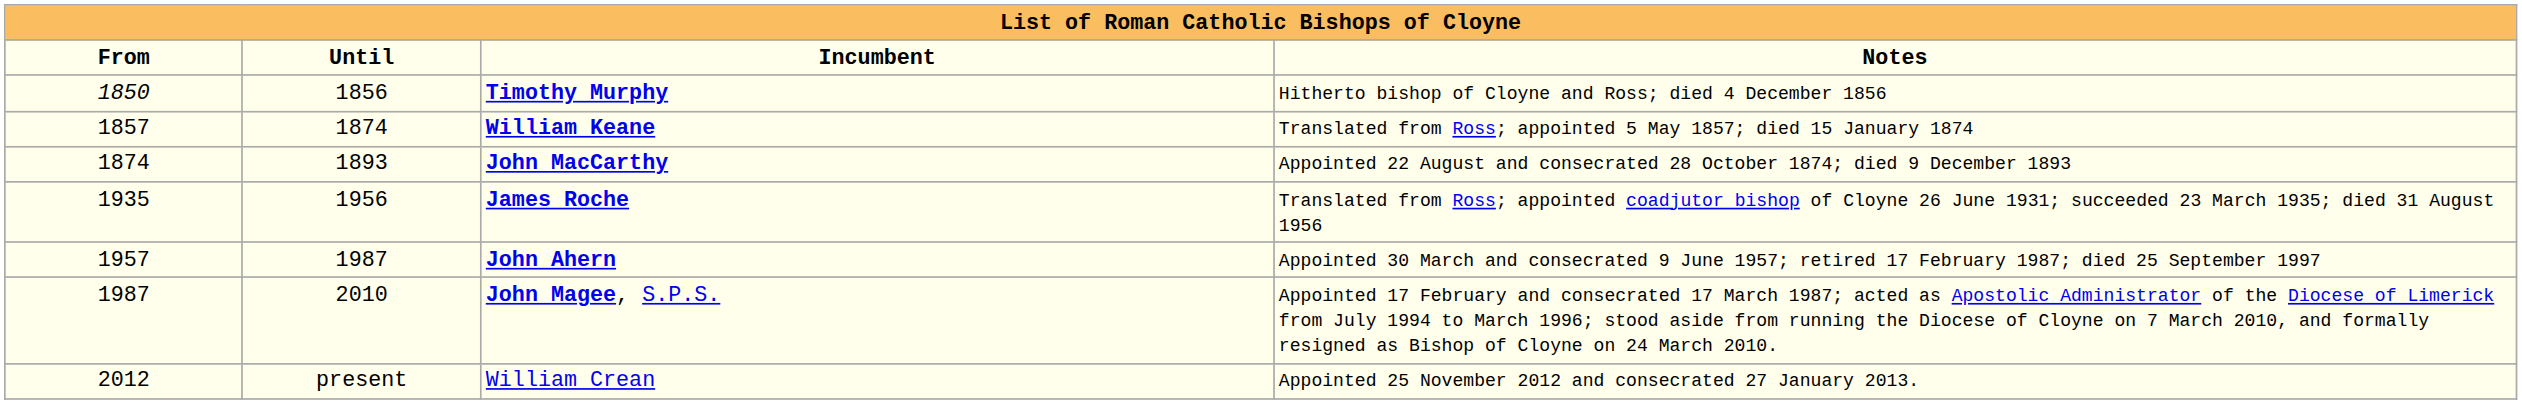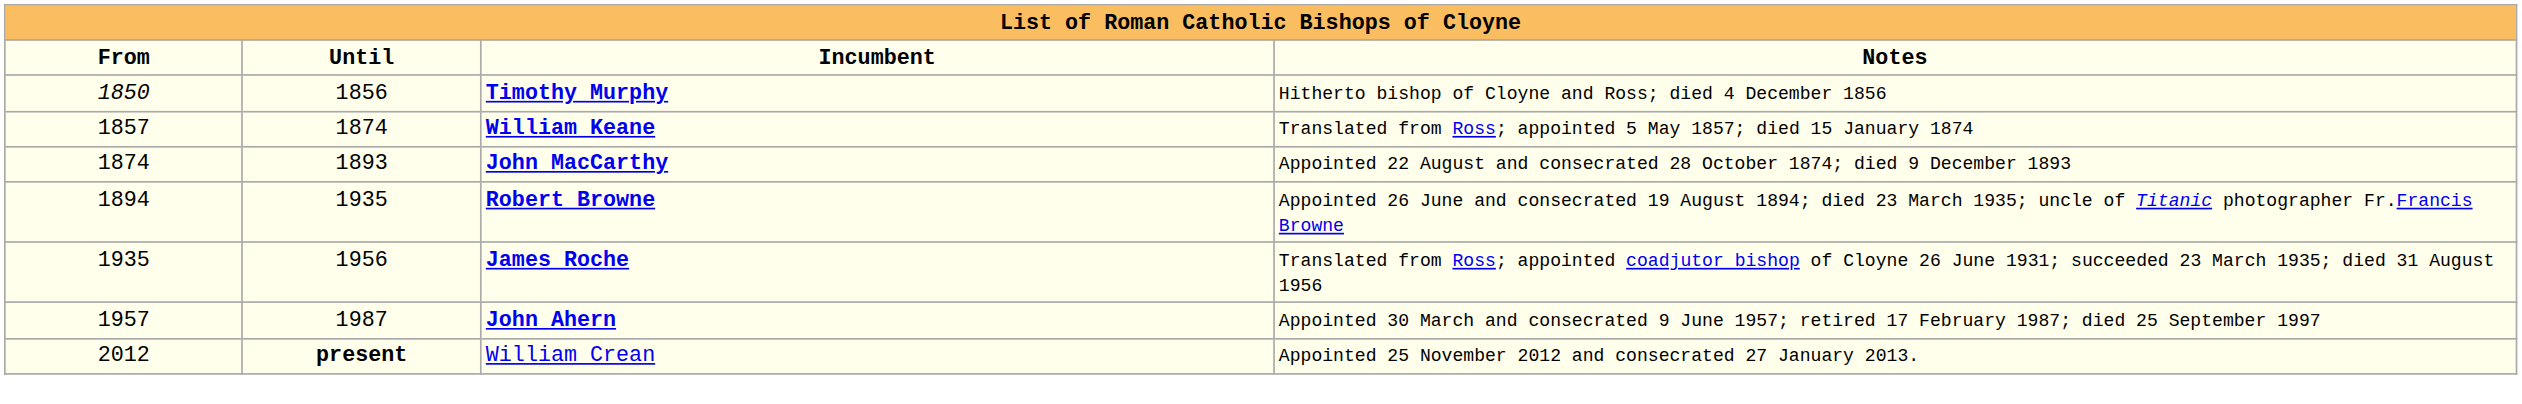+ row: (570, 199)
- row: (603, 295)
(362, 381) normal -> (362, 356) bold
